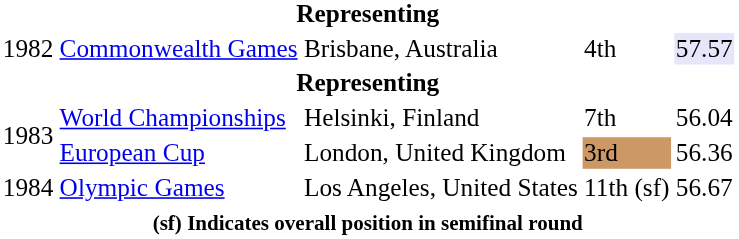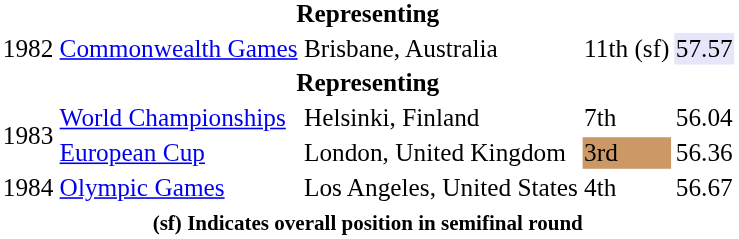(600, 48) 4th -> (627, 48) 11th (sf)
(627, 187) 11th (sf) -> (600, 187) 4th
